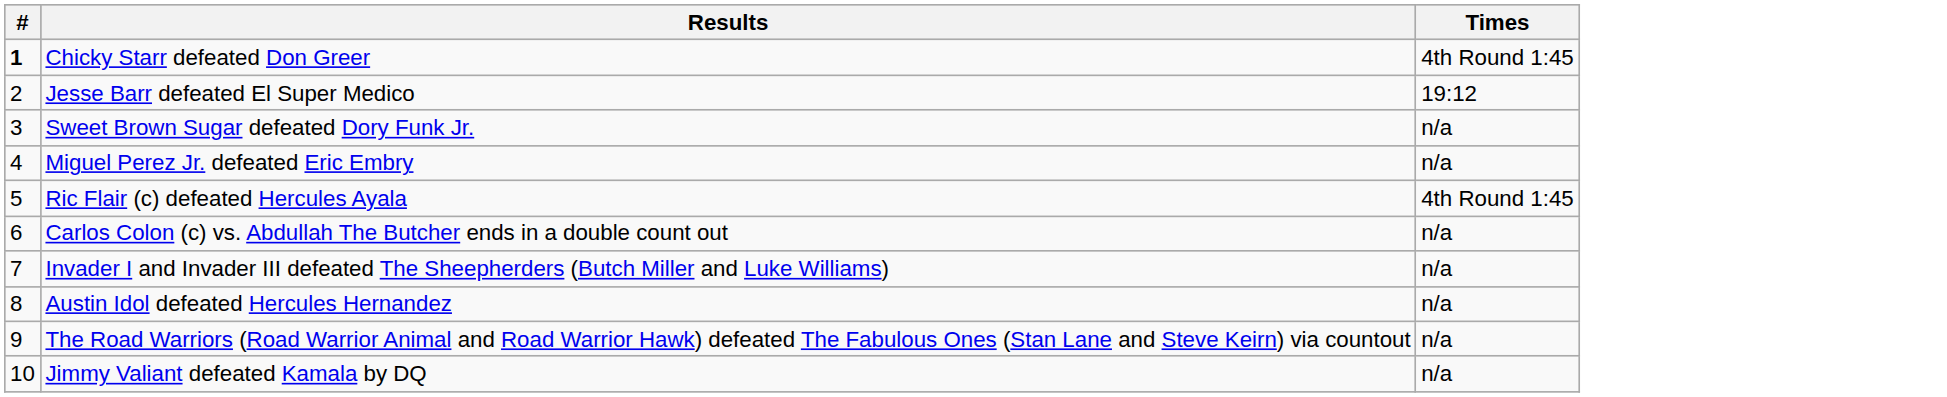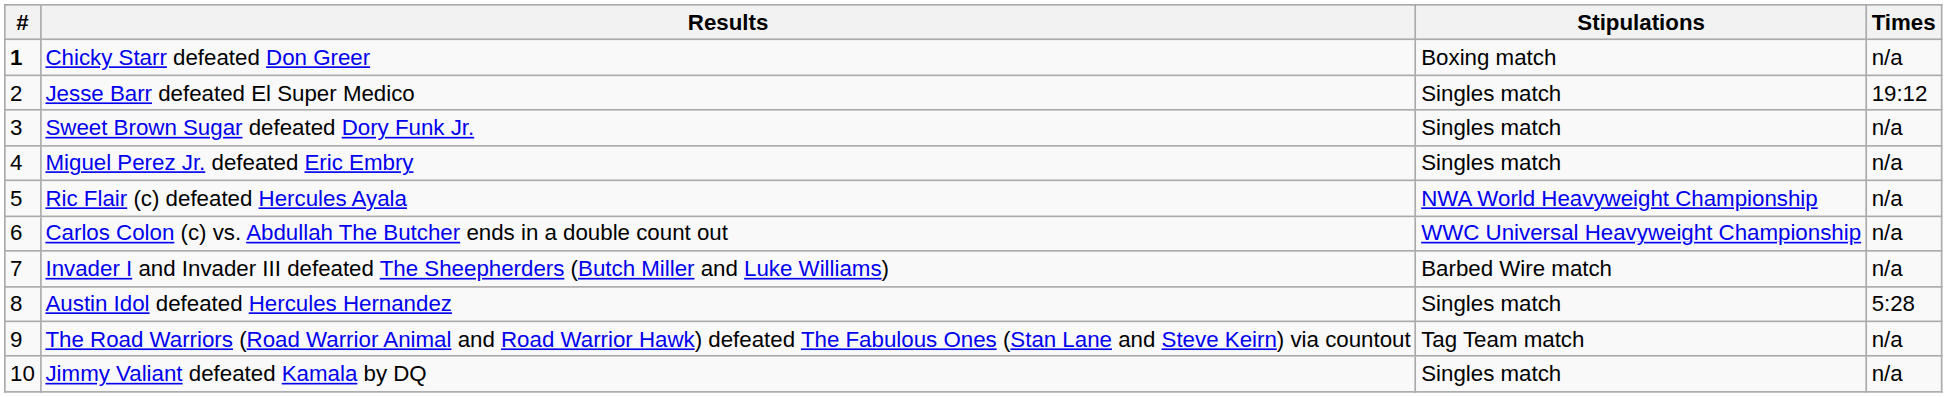+ column: (1641, 22)
(1497, 57) 4th Round 1:45 -> (1887, 57) n/a
(1497, 198) 4th Round 1:45 -> (1887, 198) n/a
(1437, 303) n/a -> (1893, 303) 5:28
